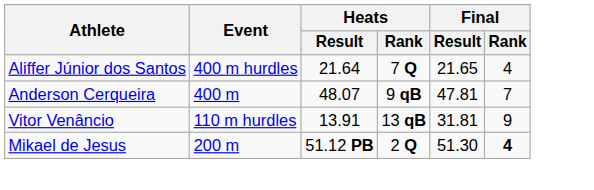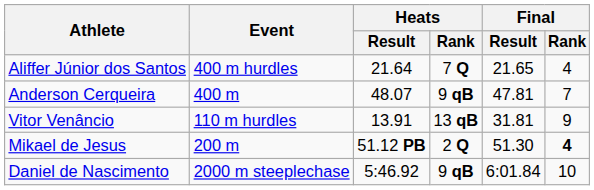+ row: (89, 172)
